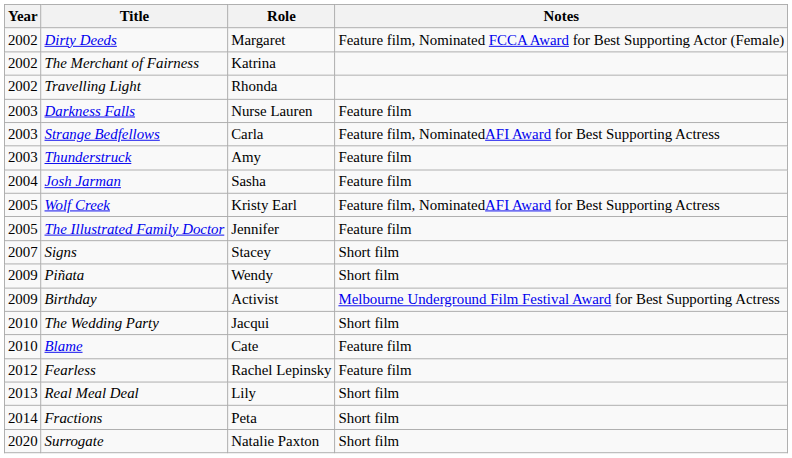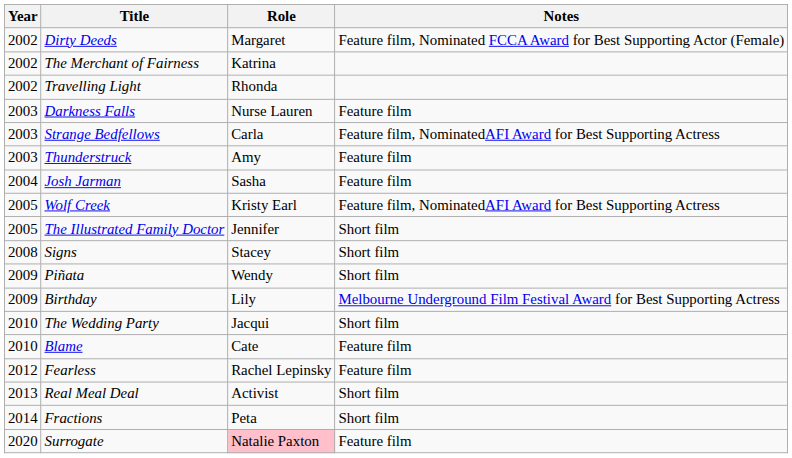(375, 228) Feature film -> (369, 228) Short film
(23, 252) 2007 -> (23, 252) 2008
(255, 299) Activist -> (244, 299) Lily
(244, 393) Lily -> (255, 393) Activist
(275, 441) no background -> (275, 441) pink background
(369, 441) Short film -> (375, 441) Feature film
